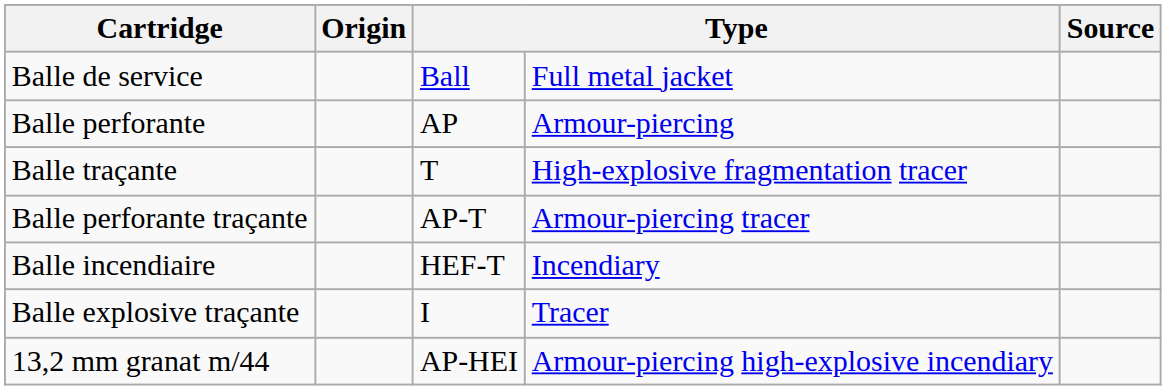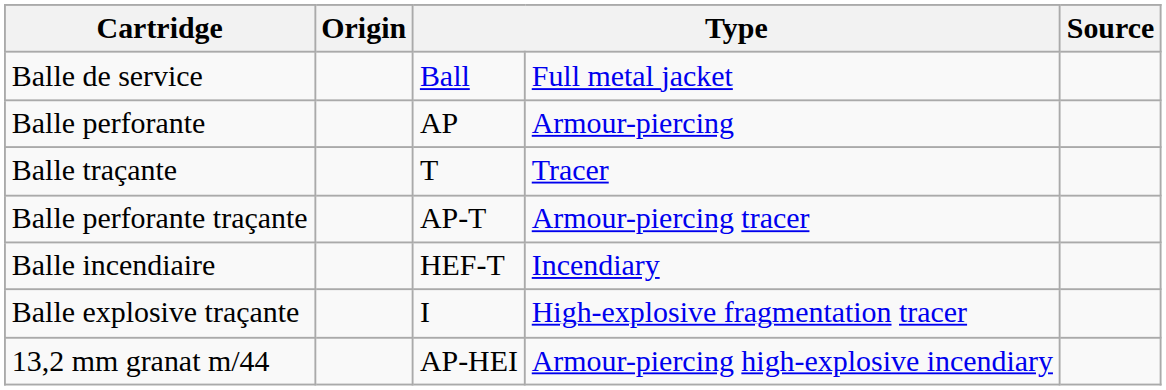(749, 170) High-explosive fragmentation tracer -> (570, 170) Tracer
(570, 312) Tracer -> (749, 312) High-explosive fragmentation tracer
